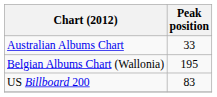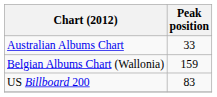(189, 63) 195 -> (189, 63) 159
